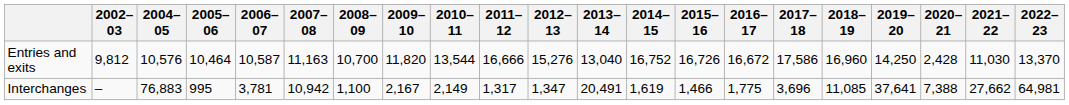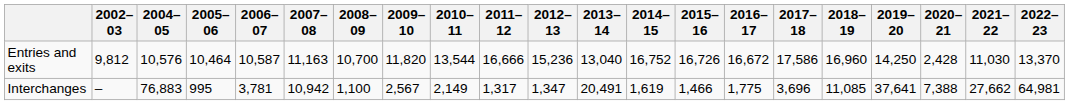(552, 59) 15,276 -> (552, 59) 15,236
(402, 89) 2,167 -> (402, 89) 2,567
